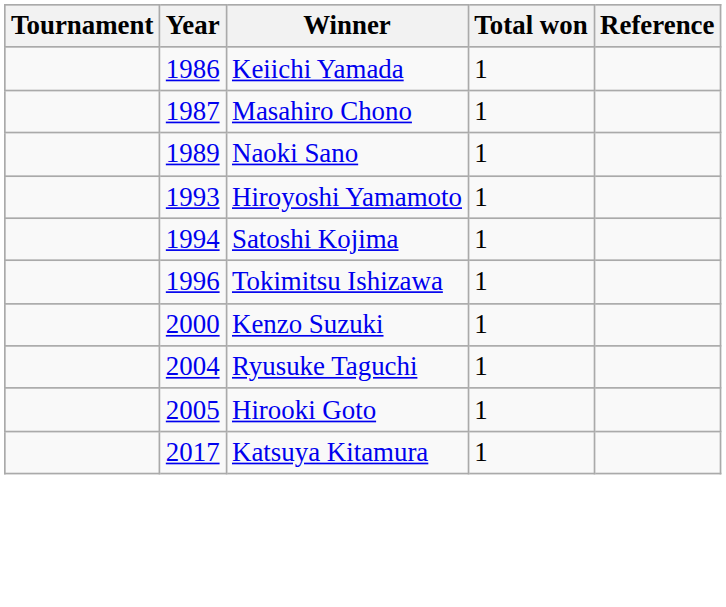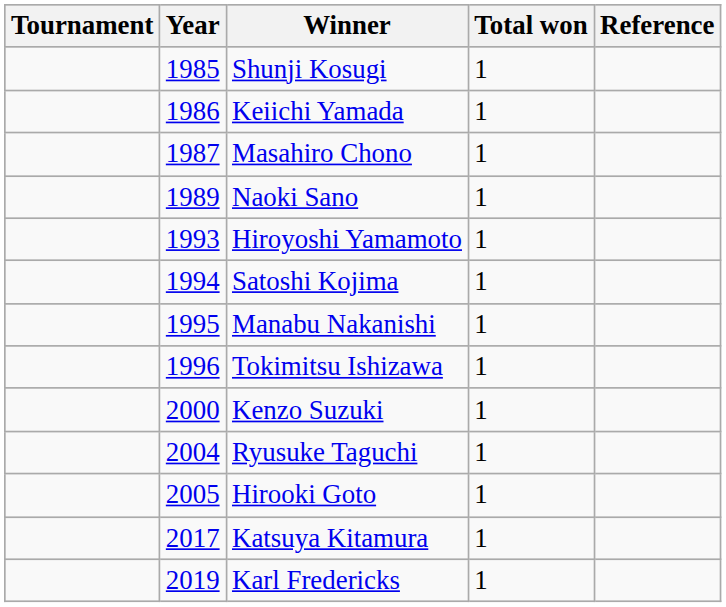+ row: (309, 68)
+ row: (334, 324)
+ row: (316, 580)
